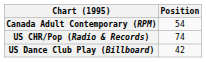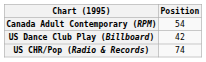rows swapped: (81, 50) <-> (81, 37)
